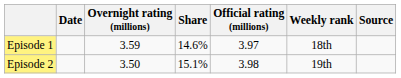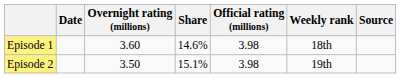(130, 45) 3.59 -> (130, 45) 3.60
(249, 45) 3.97 -> (249, 45) 3.98
